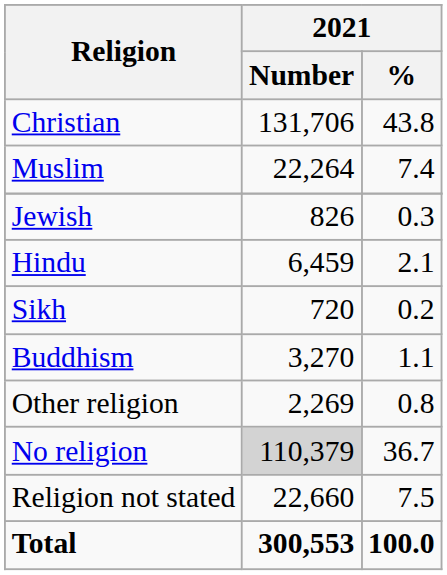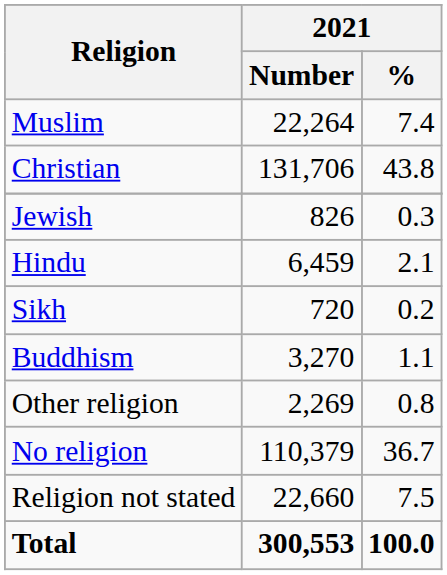rows swapped: (66, 121) <-> (58, 168)
(307, 450) lightgrey background -> (307, 450) no background
